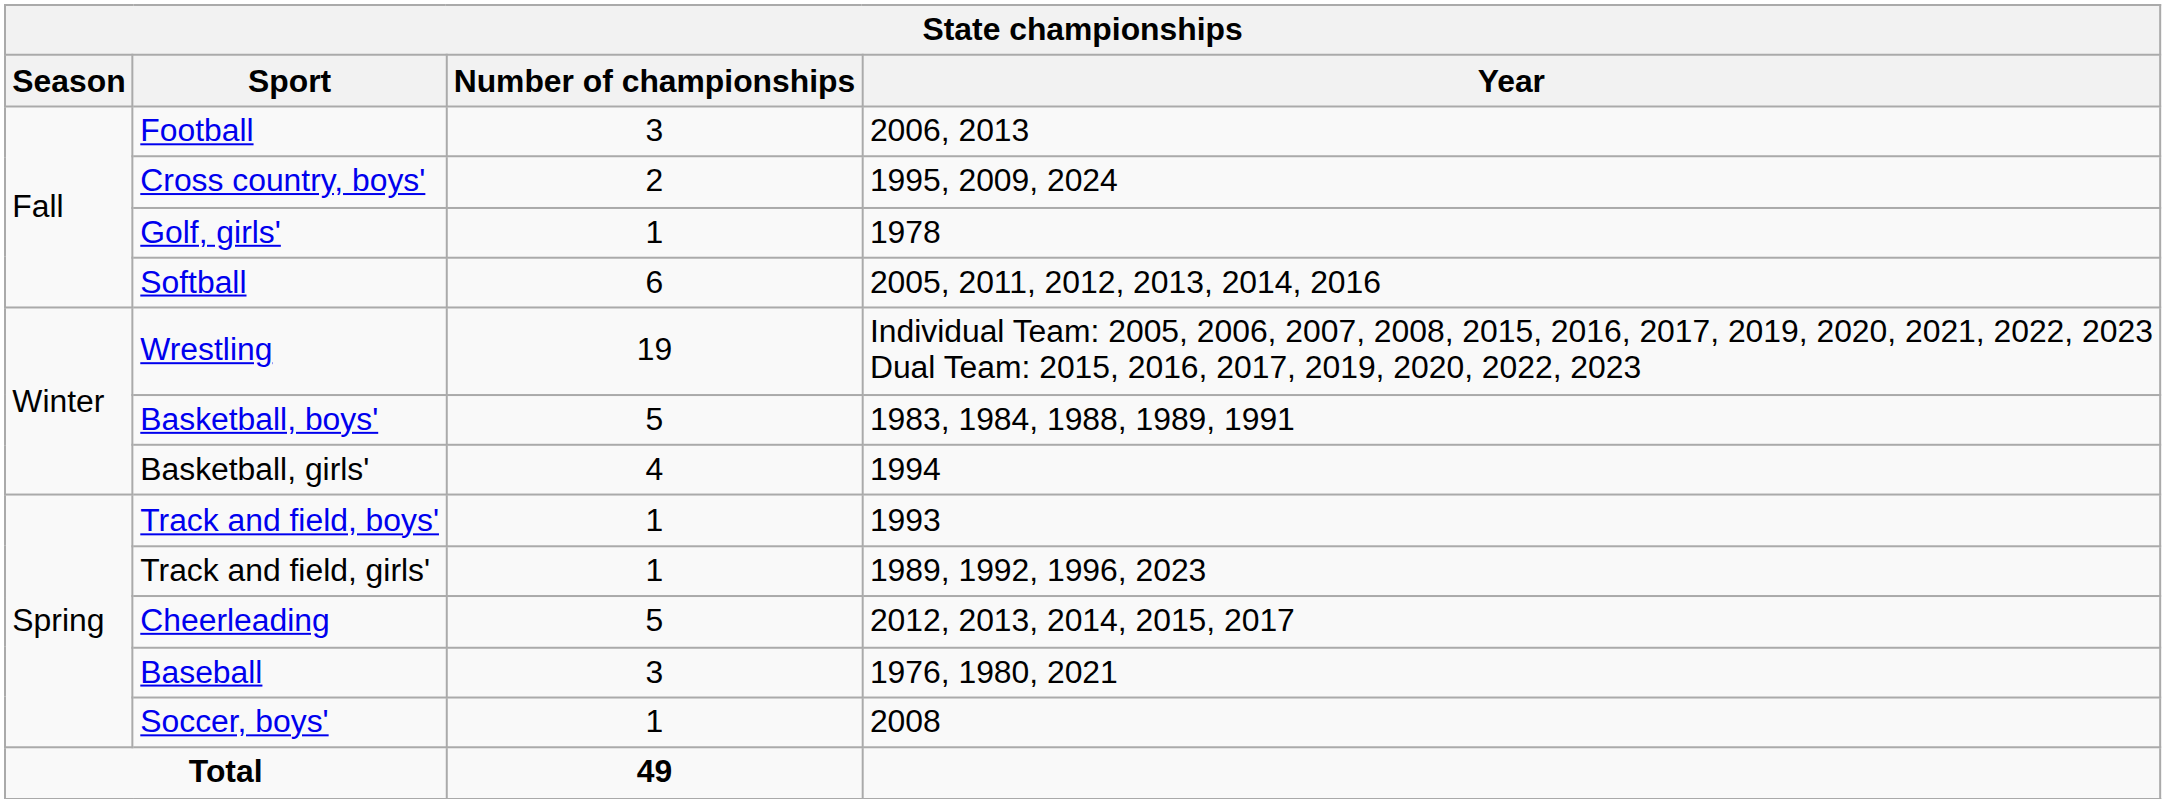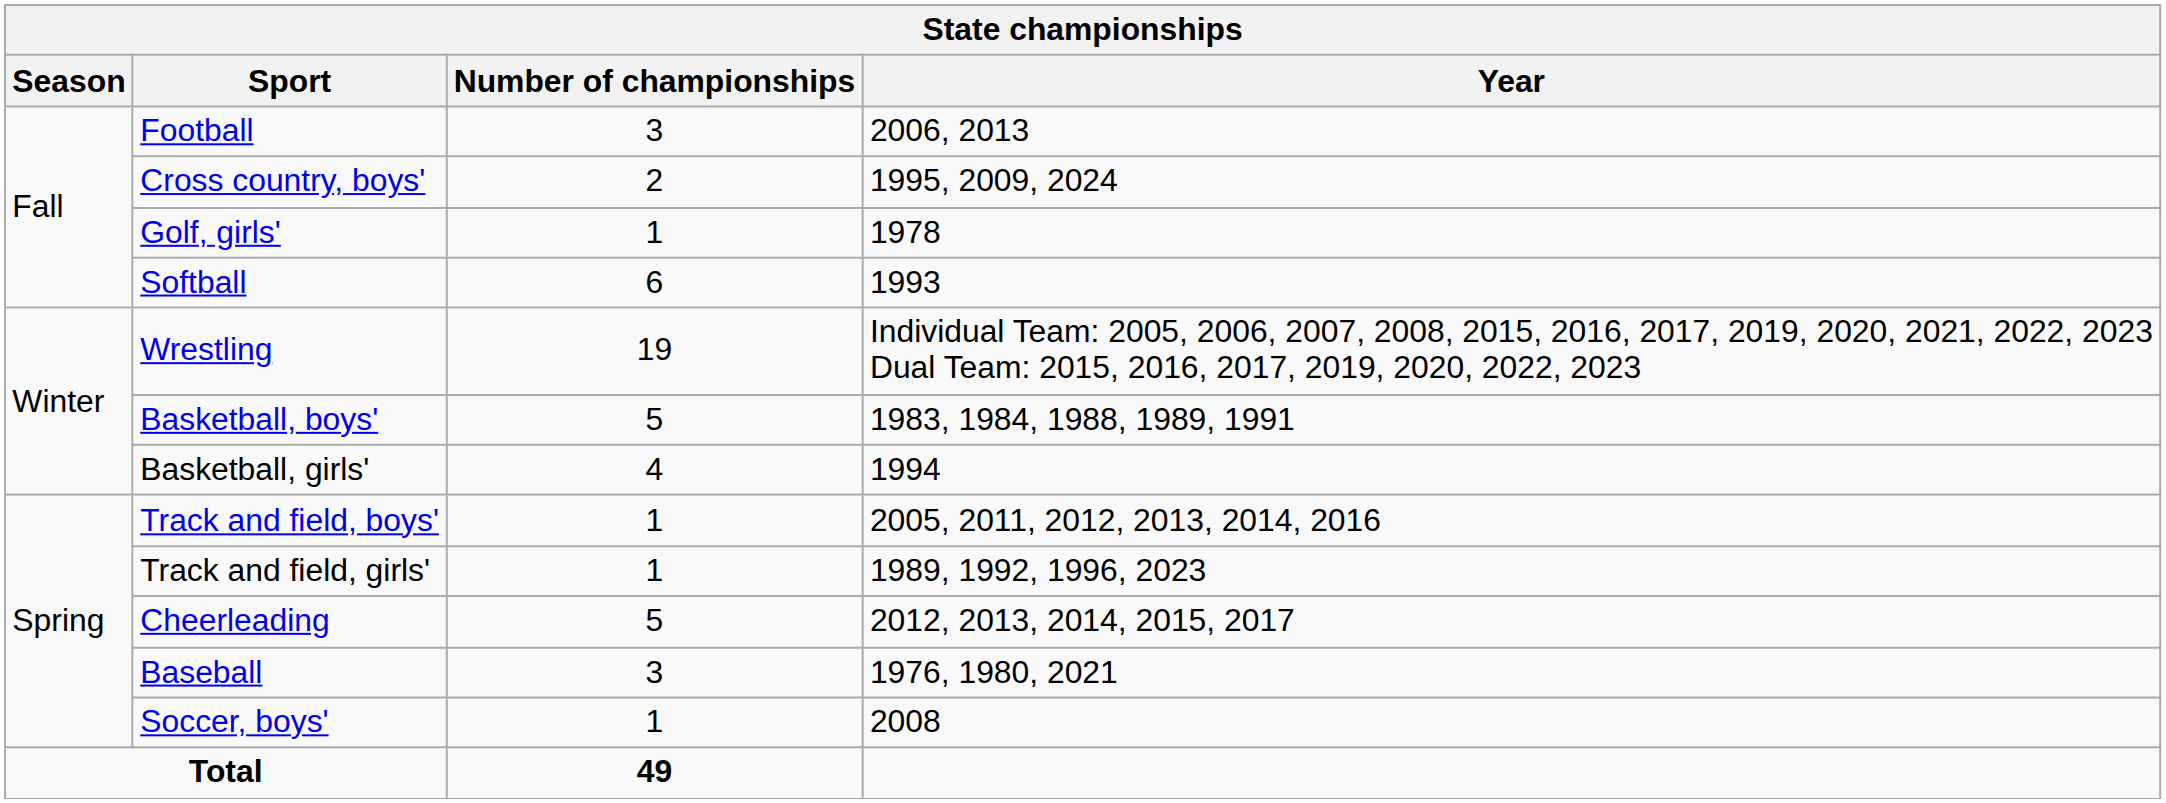(1125, 282) 2005, 2011, 2012, 2013, 2014, 2016 -> (905, 282) 1993
(905, 520) 1993 -> (1125, 520) 2005, 2011, 2012, 2013, 2014, 2016
